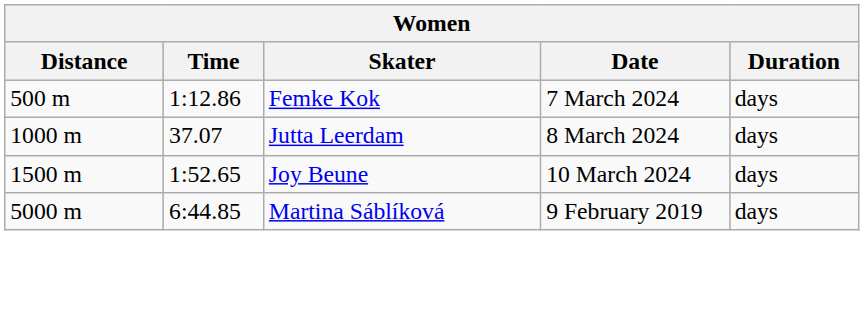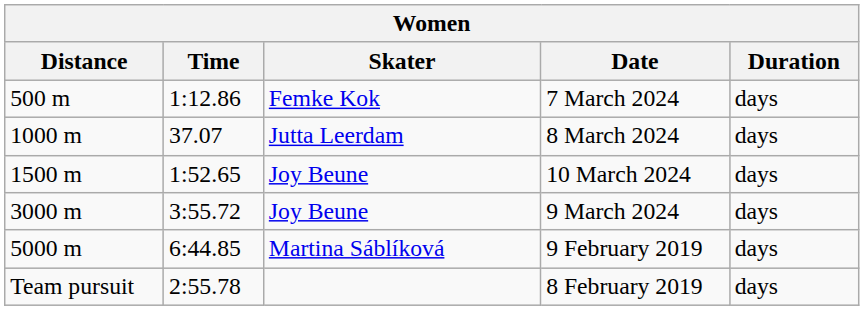+ row: (613, 211)
+ row: (624, 286)
